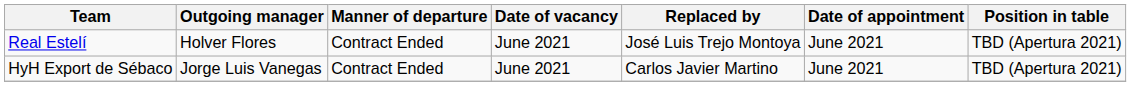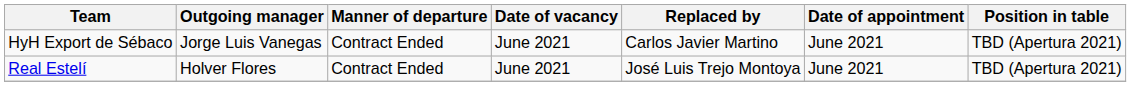rows swapped: (47, 42) <-> (90, 68)
